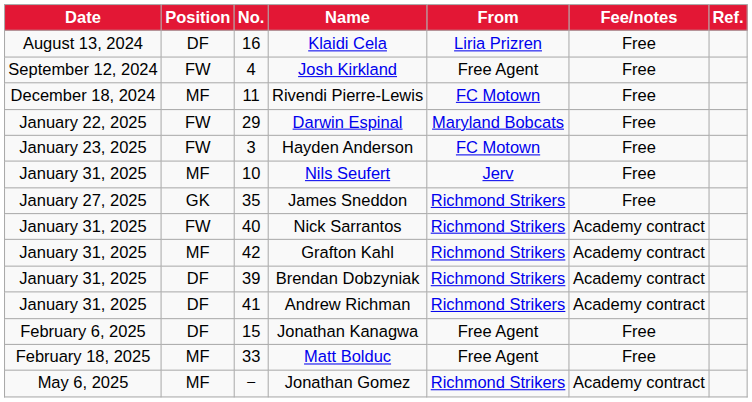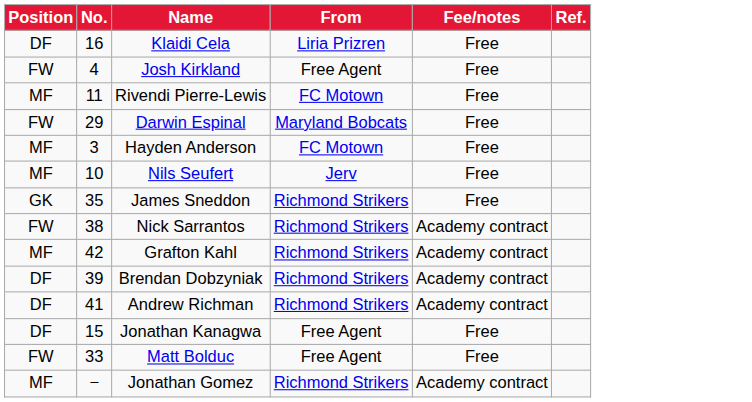- column: (83, 17)
(198, 148) FW -> (41, 148) MF
(251, 226) 40 -> (94, 226) 38
(198, 357) MF -> (41, 357) FW
